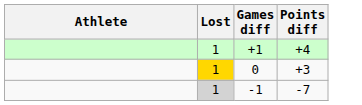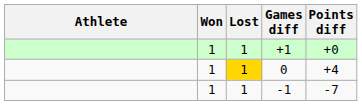+ column: (212, 22)
(303, 49) +4 -> (331, 49) +0
(303, 70) +3 -> (331, 70) +4
(216, 90) lightgrey background -> (244, 90) no background
